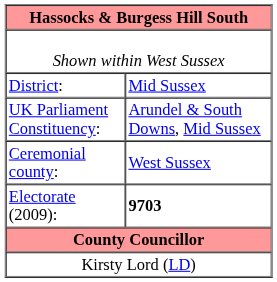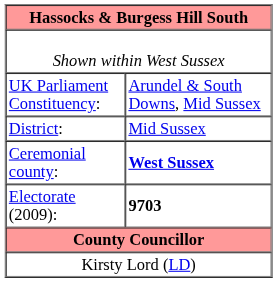rows swapped: (36, 85) <-> (58, 119)
(170, 162) normal -> (171, 162) bold
